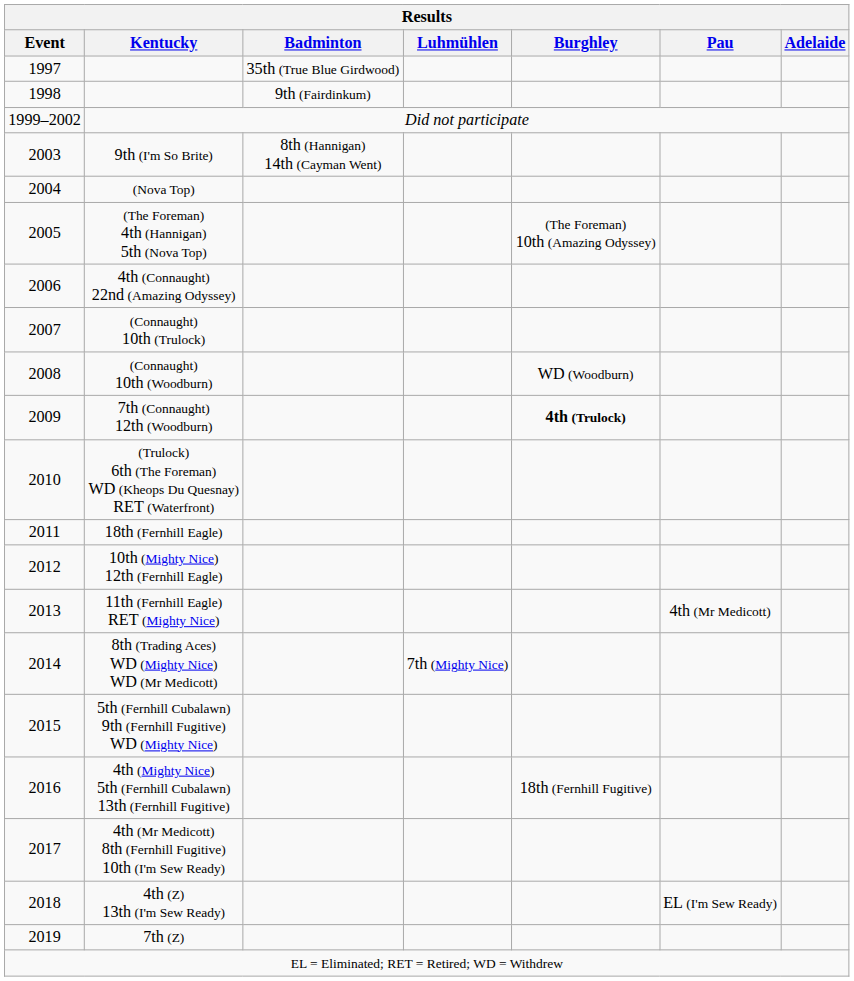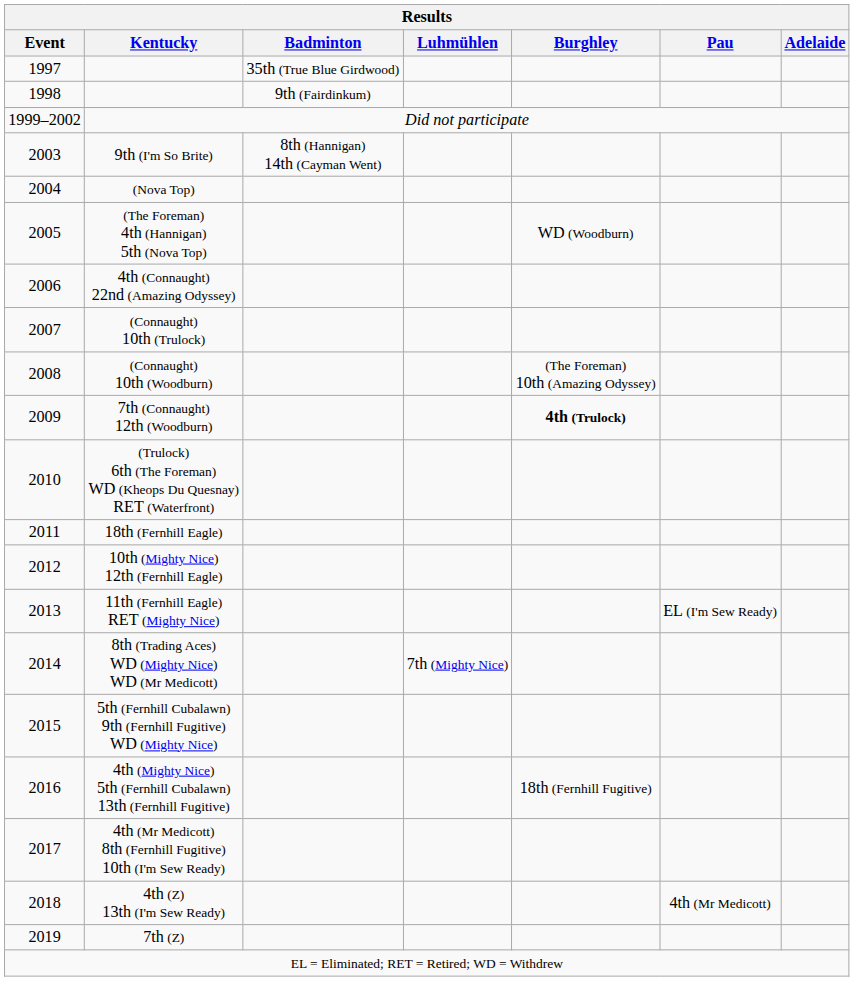(586, 234) (The Foreman) 10th (Amazing Odyssey) -> (586, 233) WD (Woodburn)
(586, 373) WD (Woodburn) -> (586, 374) (The Foreman) 10th (Amazing Odyssey)
(720, 610) 4th (Mr Medicott) -> (720, 610) EL (I'm Sew Ready)
(720, 902) EL (I'm Sew Ready) -> (720, 902) 4th (Mr Medicott)
